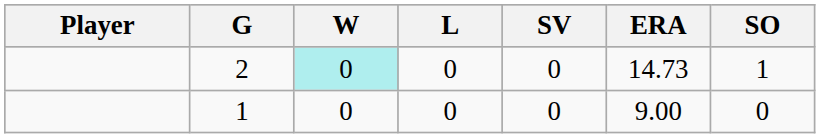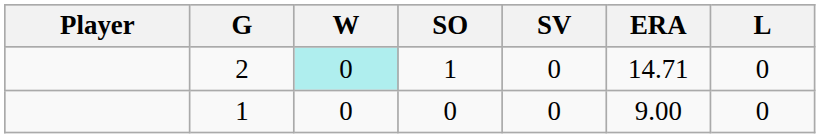columns swapped: (450, 25) <-> (762, 25)
(658, 68) 14.73 -> (658, 68) 14.71
